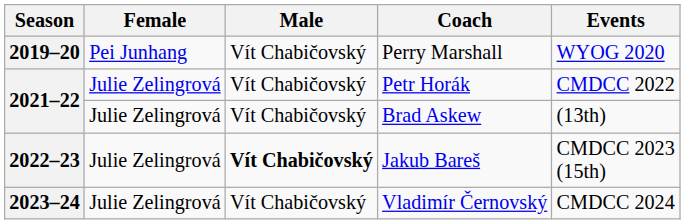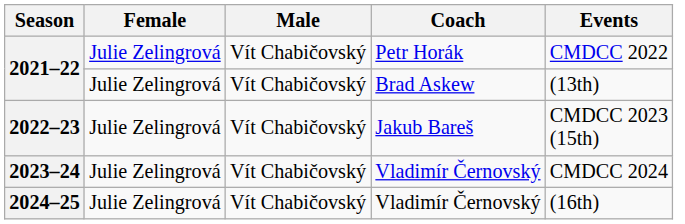- row: (45, 52)
(301, 159) bold -> (298, 127) normal
+ row: (45, 203)
